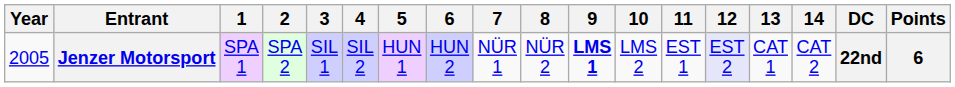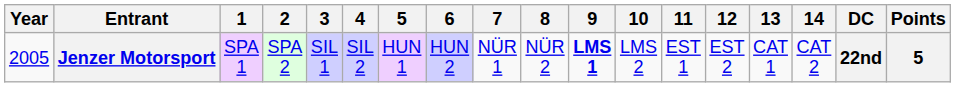(727, 57) lavender background -> (727, 57) no background
(918, 57) 6 -> (918, 57) 5
